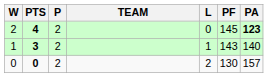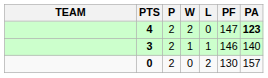columns swapped: (133, 13) <-> (14, 13)
(229, 30) 145 -> (229, 30) 147
(229, 47) 143 -> (229, 47) 146
